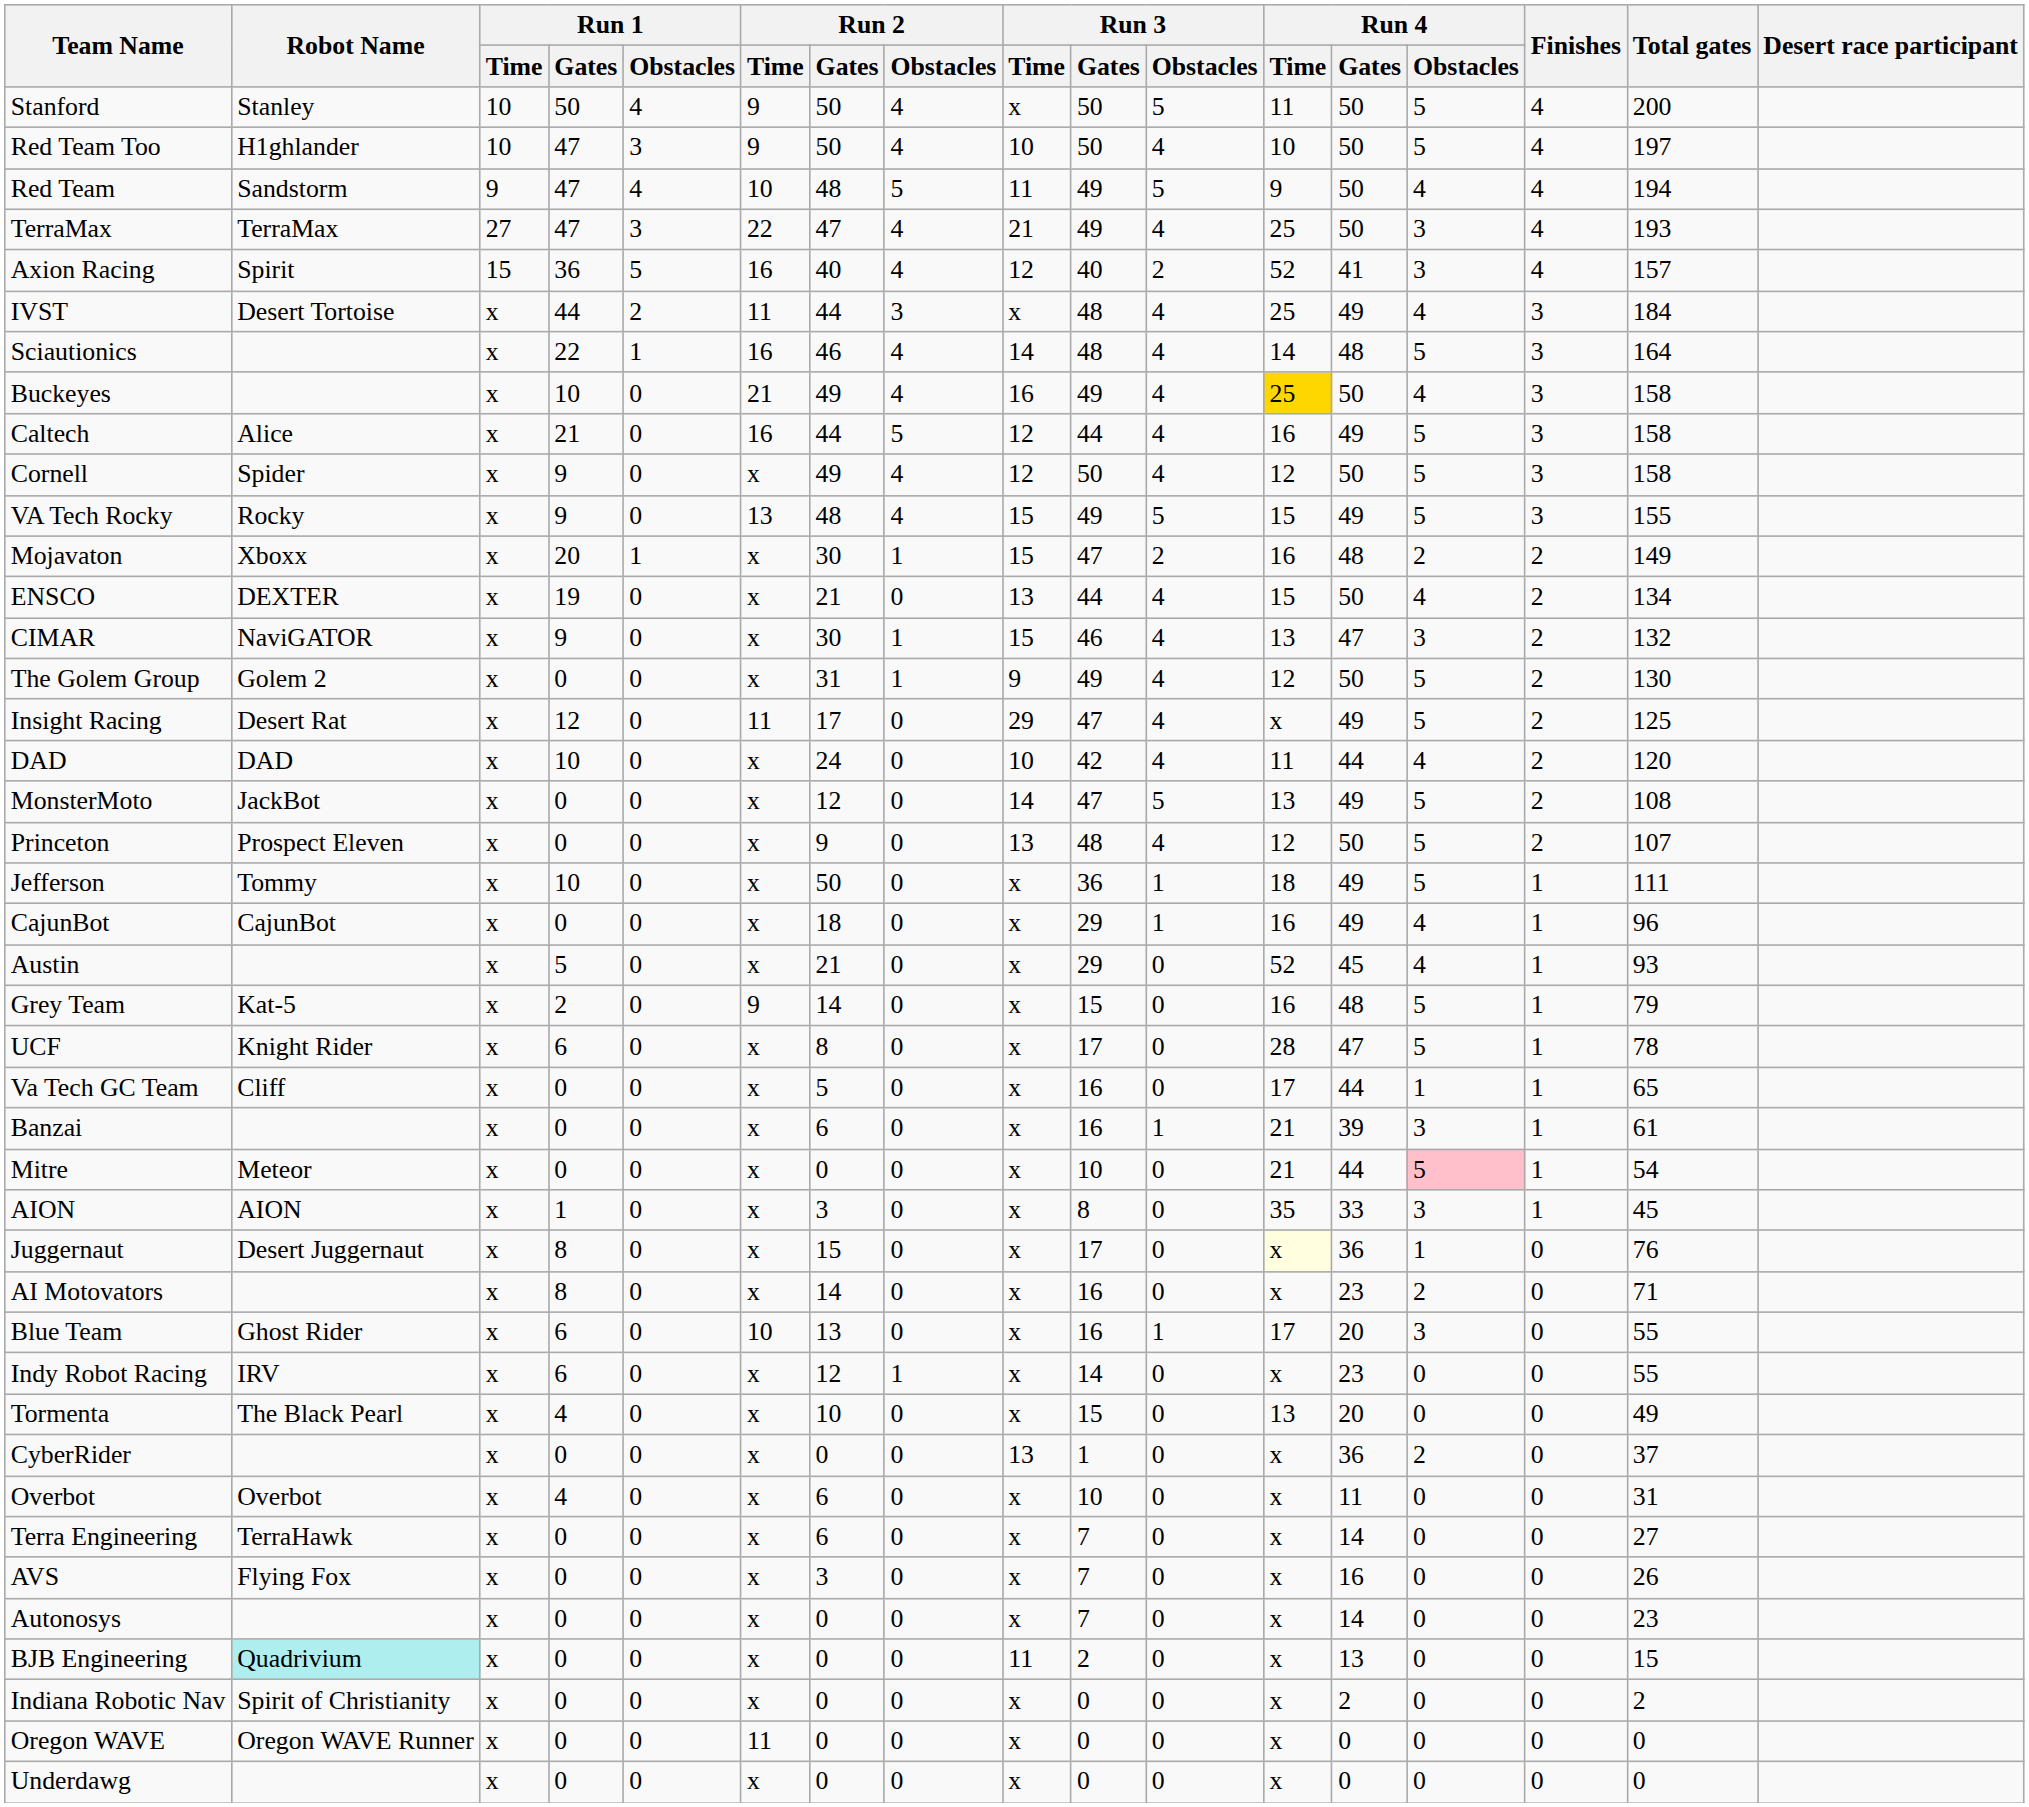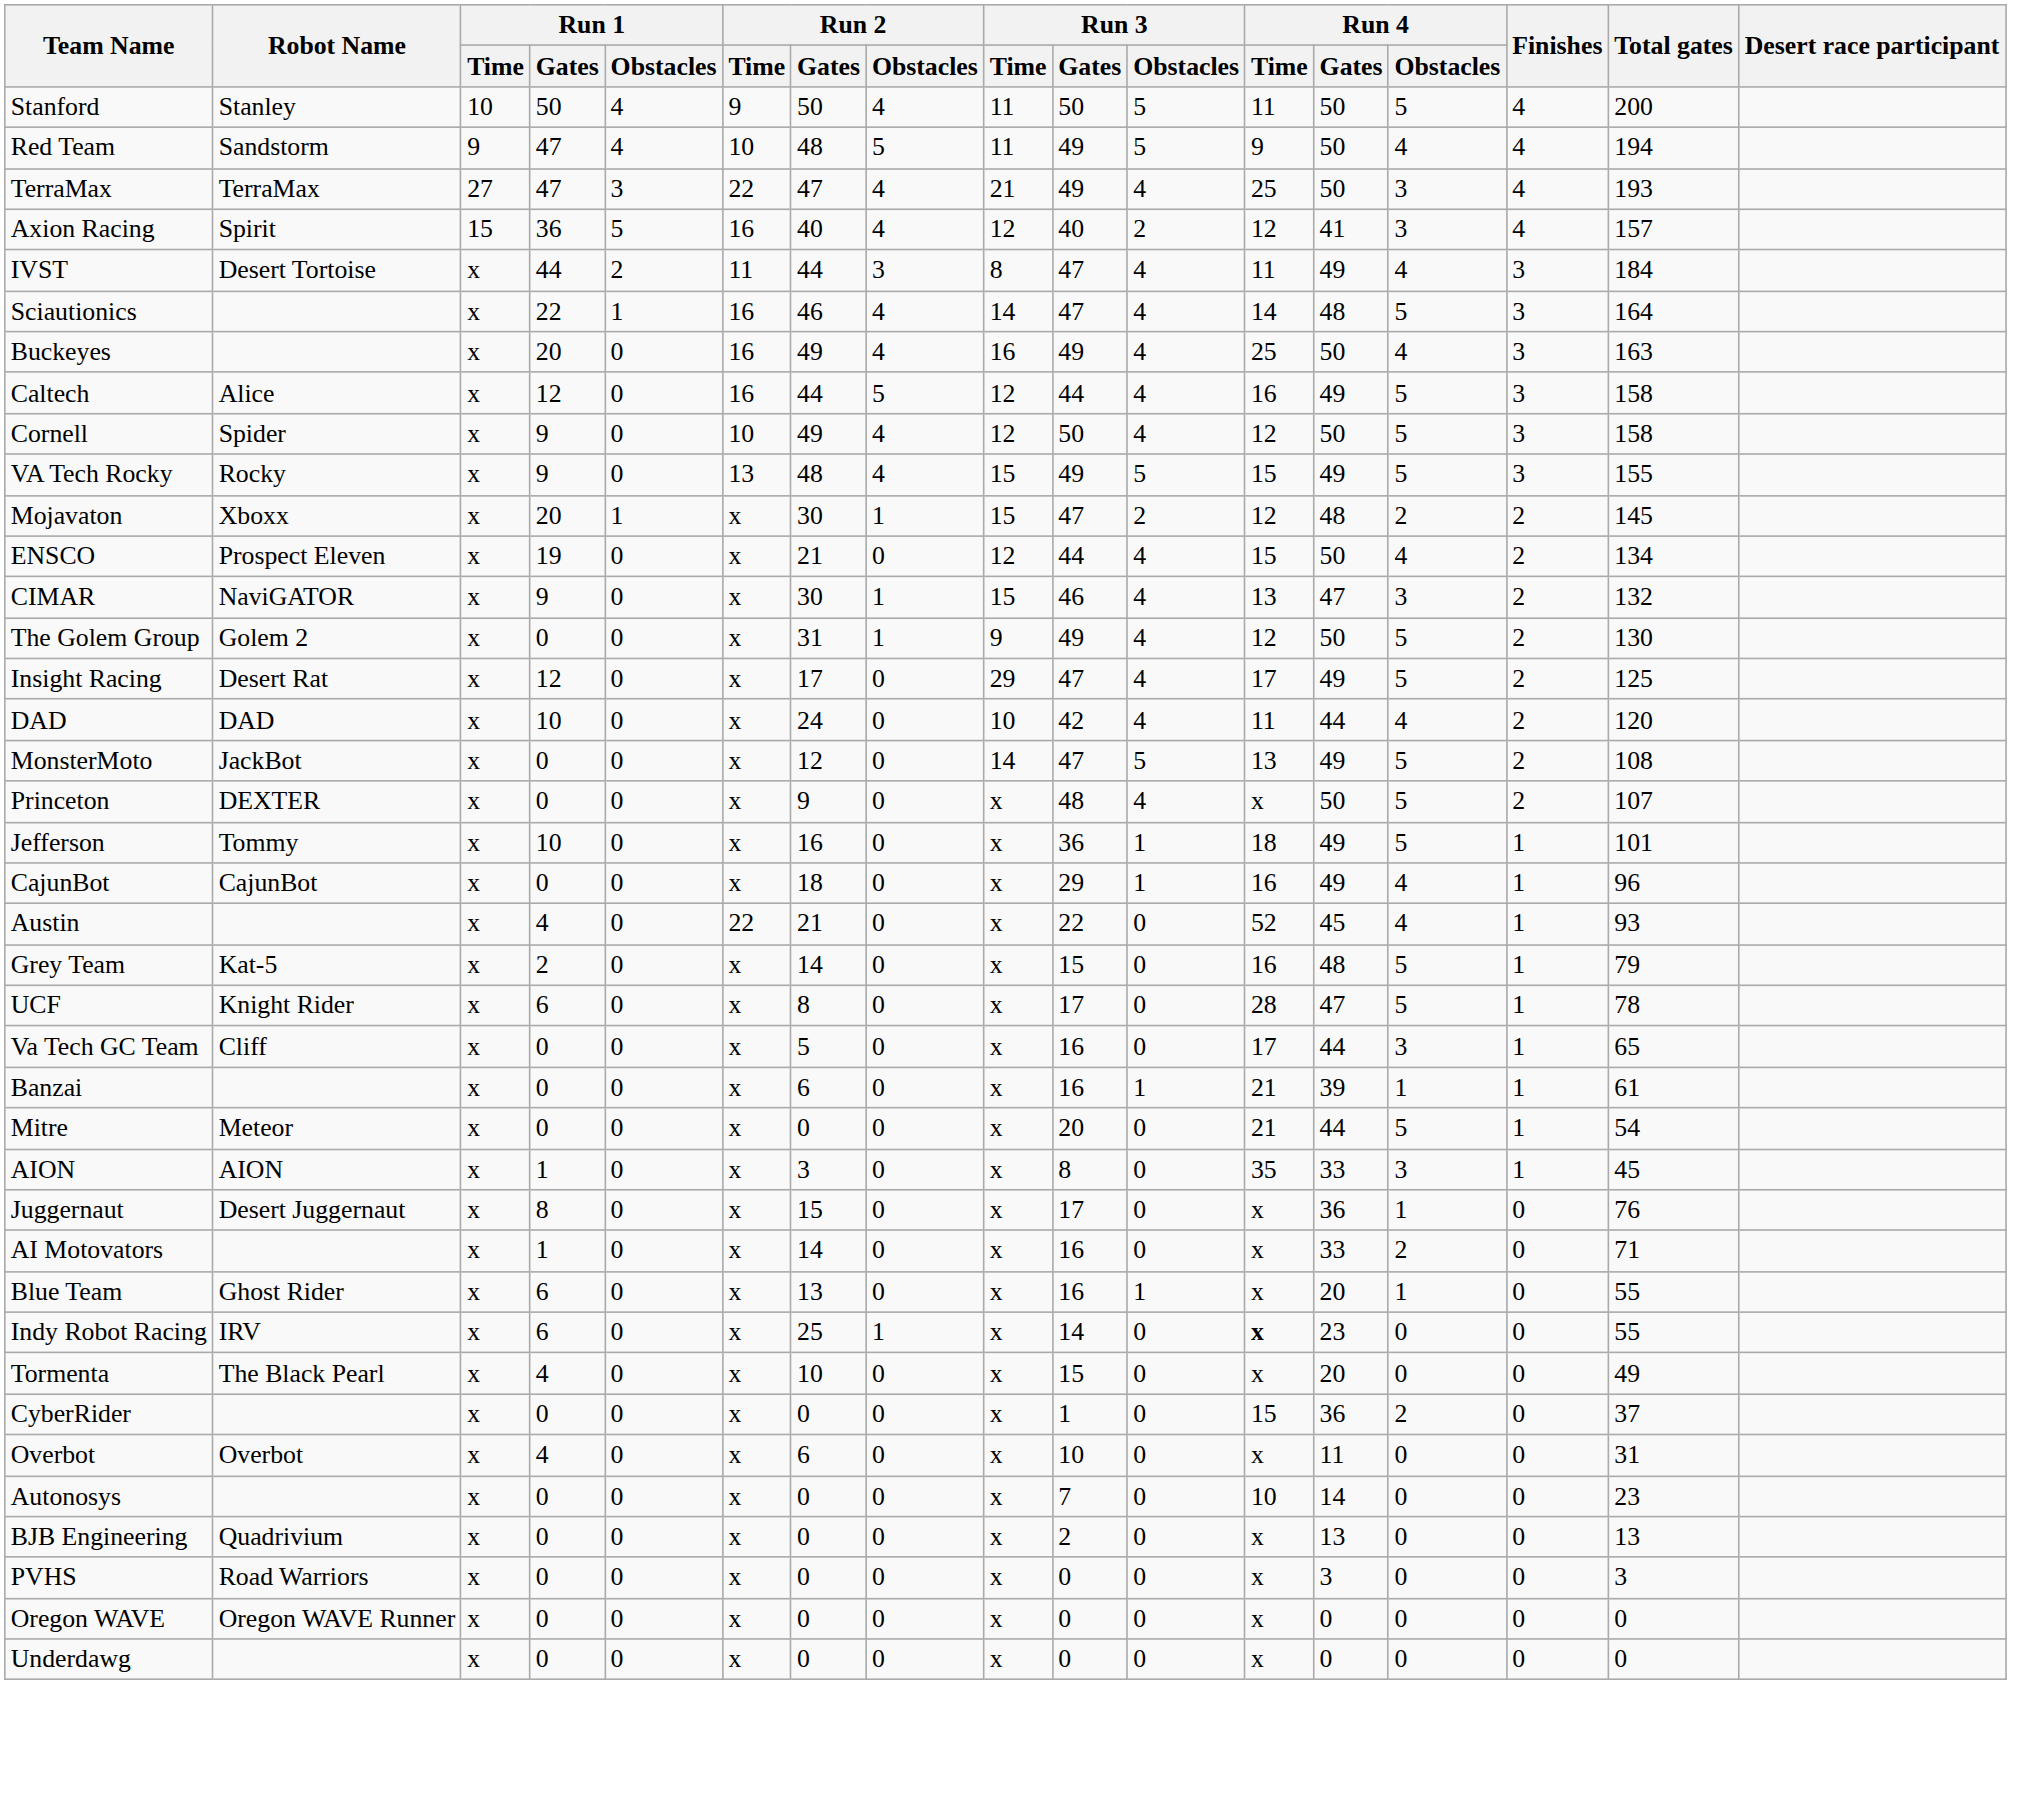(1015, 106) x -> (1002, 106) 11
- row: (86, 147)
(1282, 270) 52 -> (1264, 229) 12
(1015, 310) x -> (996, 270) 8
(1090, 310) 48 -> (1071, 270) 47
(1282, 310) 25 -> (1263, 270) 11
(1090, 351) 48 -> (1071, 310) 47
(567, 392) 10 -> (549, 351) 20
(760, 392) 21 -> (741, 351) 16
(1282, 392) gold background -> (1264, 351) no background
(1652, 392) 158 -> (1634, 351) 163
(567, 433) 21 -> (549, 392) 12
(753, 474) x -> (741, 433) 10
(1282, 556) 16 -> (1264, 515) 12
(1652, 556) 149 -> (1634, 515) 145
(288, 596) DEXTER -> (302, 556) Prospect Eleven
(1021, 596) 13 -> (1003, 556) 12
(759, 719) 11 -> (735, 678) x
(1276, 719) x -> (1264, 678) 17
(321, 842) Prospect Eleven -> (269, 801) DEXTER
(1021, 842) 13 -> (996, 801) x
(1282, 842) 12 -> (1257, 801) x
(828, 882) 50 -> (810, 842) 16
(1651, 882) 111 -> (1634, 842) 101
(561, 964) 5 -> (542, 923) 4
(753, 964) x -> (741, 923) 22
(1090, 964) 29 -> (1071, 923) 22
(753, 1005) 9 -> (735, 964) x
(1419, 1087) 1 -> (1401, 1046) 3
(1419, 1127) 3 -> (1401, 1087) 1
(1090, 1168) 10 -> (1071, 1127) 20
(1419, 1168) pink background -> (1401, 1127) no background
(1276, 1250) lightyellow background -> (1257, 1209) no background
(561, 1291) 8 -> (542, 1250) 1
(1351, 1291) 23 -> (1332, 1250) 33
(760, 1332) 10 -> (735, 1291) x
(1282, 1332) 17 -> (1257, 1291) x
(1419, 1332) 3 -> (1401, 1291) 1
(828, 1373) 12 -> (810, 1332) 25
(1276, 1373) normal -> (1257, 1332) bold
(1282, 1413) 13 -> (1257, 1373) x
(1021, 1454) 13 -> (996, 1413) x
(1276, 1454) x -> (1264, 1413) 15
- row: (104, 1536)
- row: (35, 1577)
(1276, 1618) x -> (1264, 1495) 10
(299, 1659) paleturquoise background -> (281, 1536) no background
(1021, 1659) 11 -> (996, 1536) x
(1646, 1659) 15 -> (1627, 1536) 13
+ row: (44, 1577)
- row: (118, 1699)
(759, 1740) 11 -> (735, 1618) x
